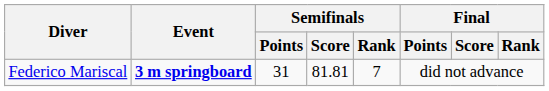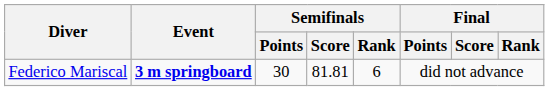(281, 72) 31 -> (281, 72) 30
(377, 72) 7 -> (377, 72) 6
